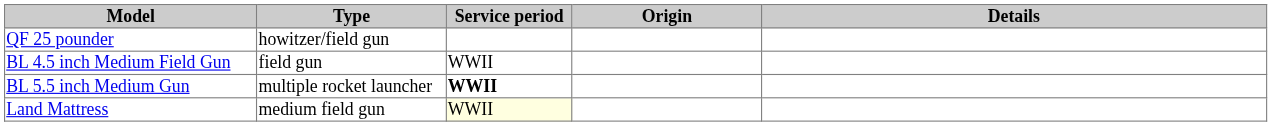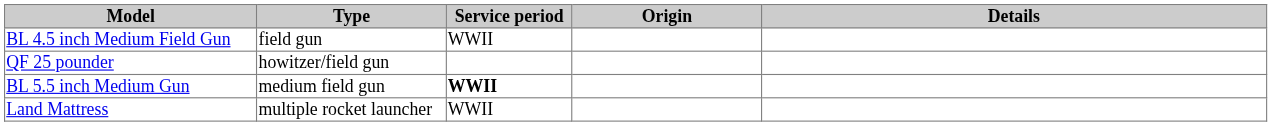rows swapped: (60, 39) <-> (118, 62)
(345, 86) multiple rocket launcher -> (322, 86) medium field gun
(322, 109) medium field gun -> (345, 109) multiple rocket launcher
(470, 109) lightyellow background -> (470, 109) no background
